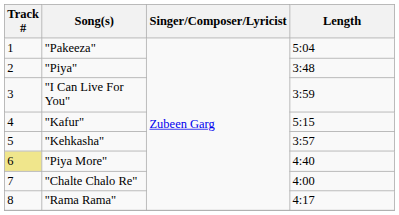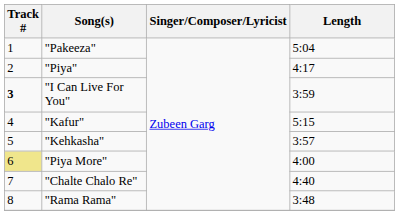(304, 68) 3:48 -> (304, 68) 4:17
(10, 94) normal -> (10, 94) bold
(304, 161) 4:40 -> (304, 161) 4:00
(304, 181) 4:00 -> (304, 181) 4:40
(304, 200) 4:17 -> (304, 200) 3:48
